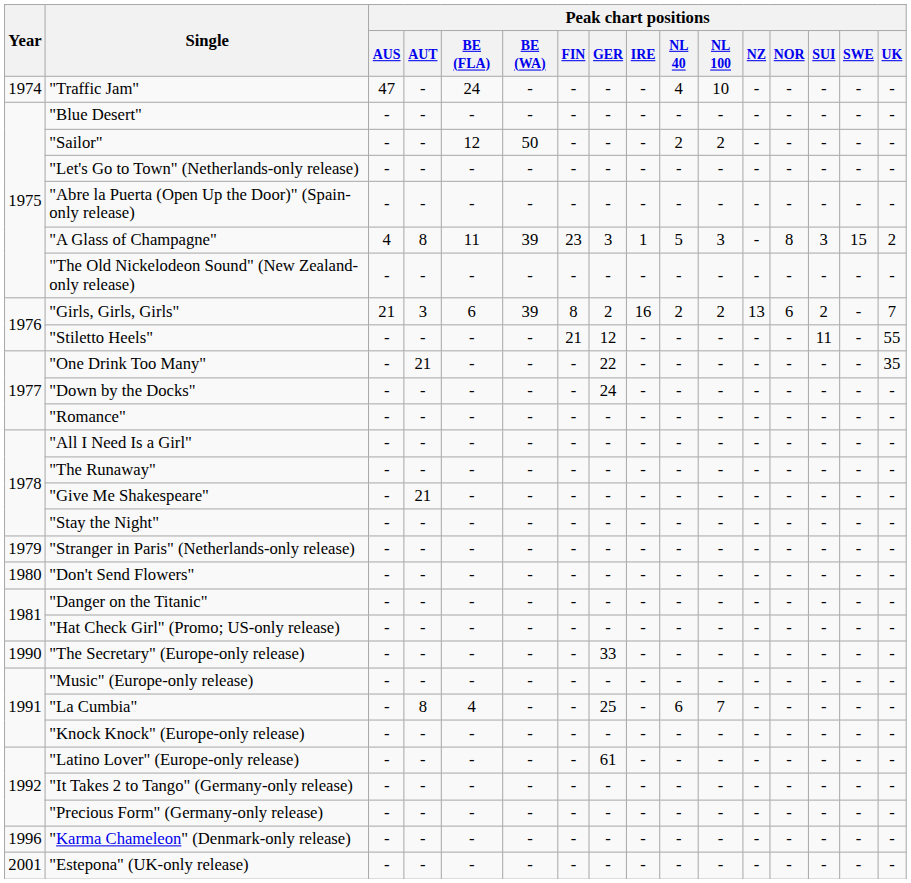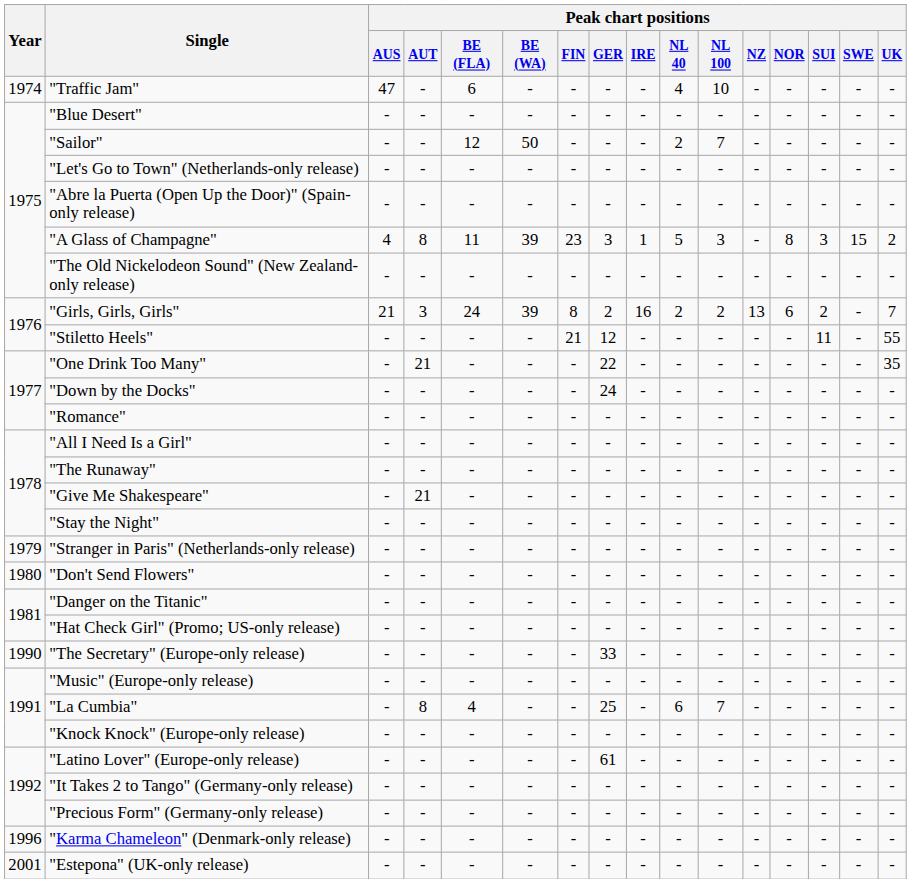(472, 89) 24 -> (472, 89) 6
(721, 141) 2 -> (721, 141) 7
(472, 311) 6 -> (472, 311) 24
